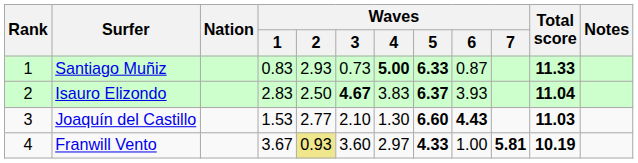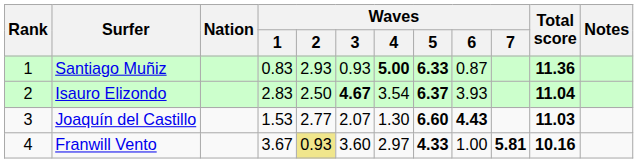(355, 68) 0.73 -> (355, 68) 0.93
(555, 68) 11.33 -> (555, 68) 11.36
(394, 94) 3.83 -> (394, 94) 3.54
(355, 119) 2.10 -> (355, 119) 2.07
(555, 145) 10.19 -> (555, 145) 10.16
